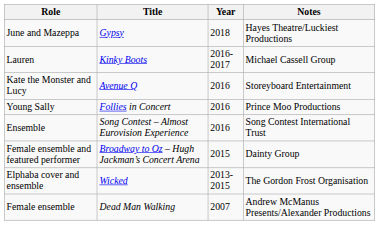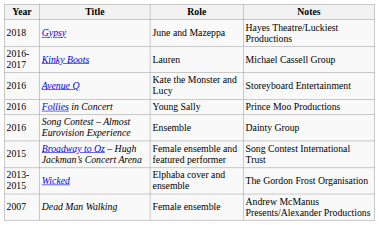columns swapped: (226, 12) <-> (51, 12)
(298, 128) Song Contest International Trust -> (272, 128) Dainty Group
(272, 154) Dainty Group -> (298, 154) Song Contest International Trust
